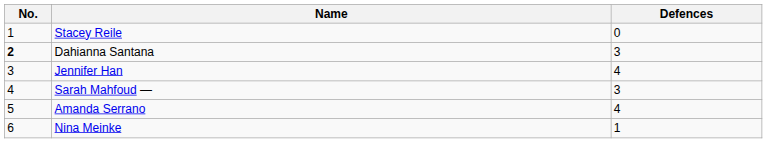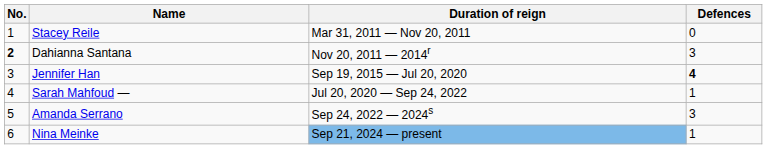+ column: (498, 14)
(617, 71) normal -> (692, 74) bold
(617, 90) 3 -> (692, 93) 1
(617, 109) 4 -> (692, 114) 3
